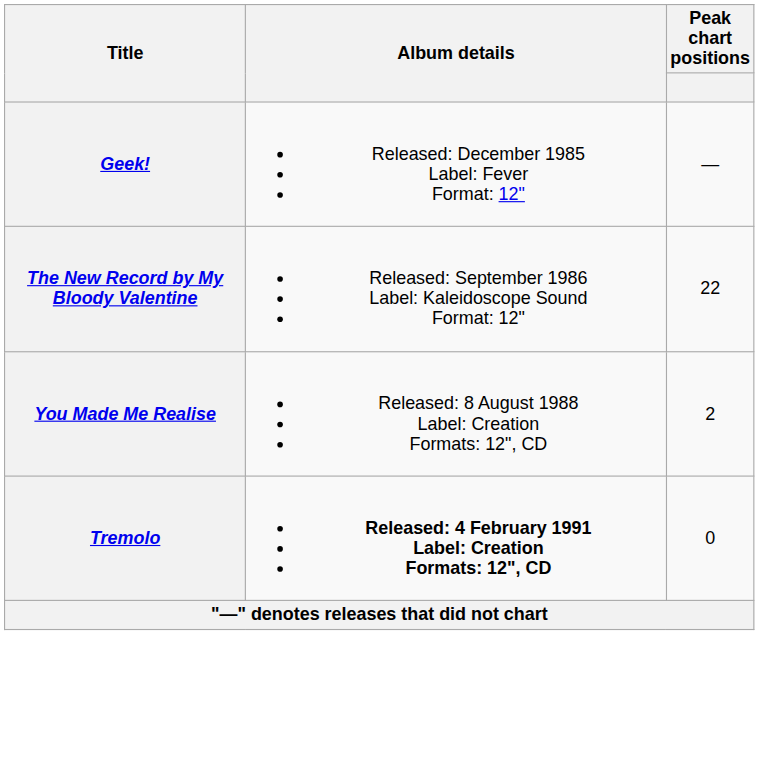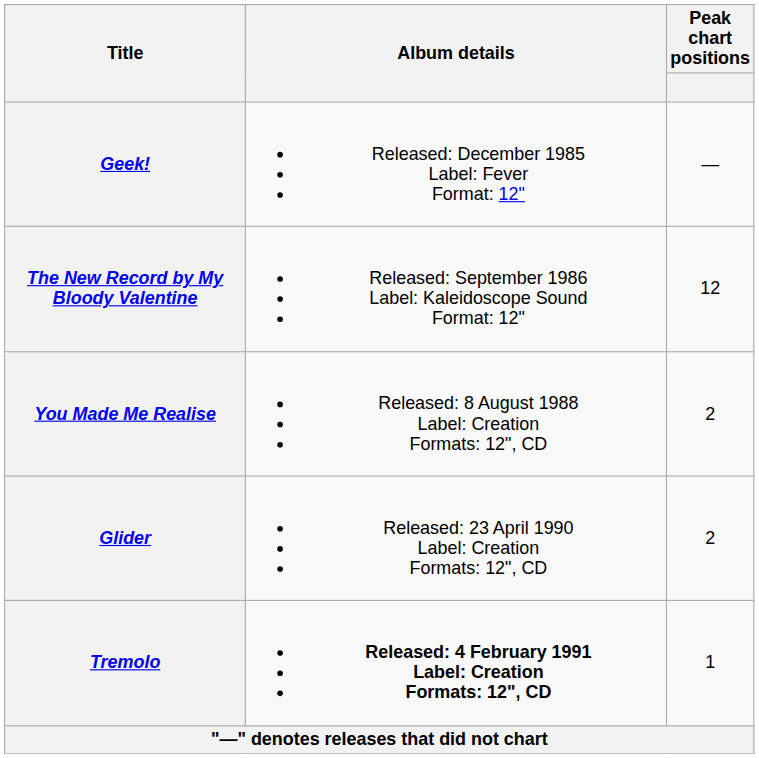(710, 288) 22 -> (710, 288) 12
+ row: (125, 538)
(710, 538) 0 -> (710, 662) 1
